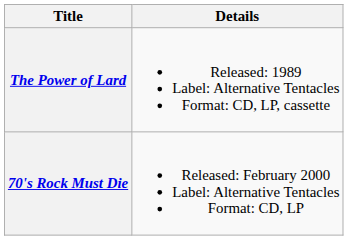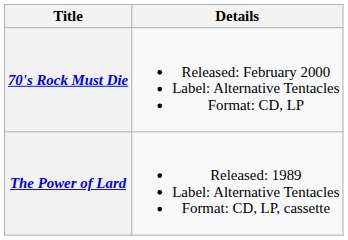rows swapped: (68, 79) <-> (68, 183)
